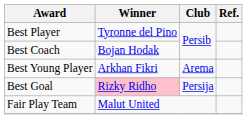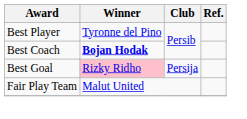(128, 50) normal -> (115, 50) bold
- row: (50, 68)
